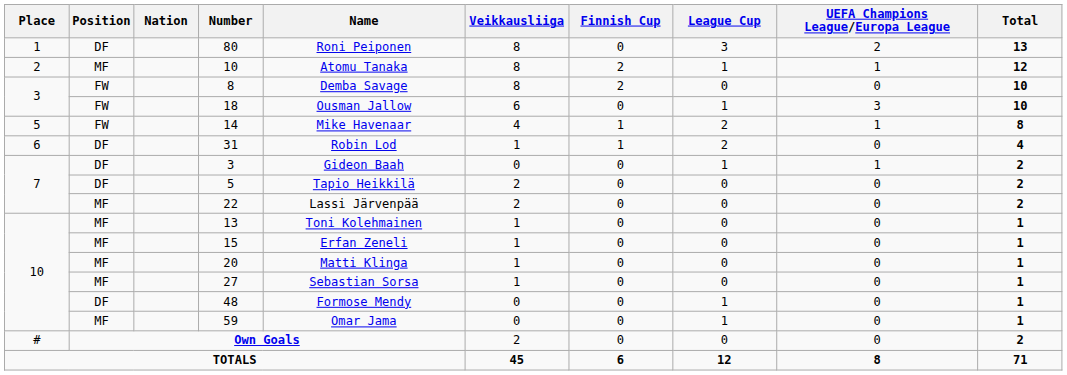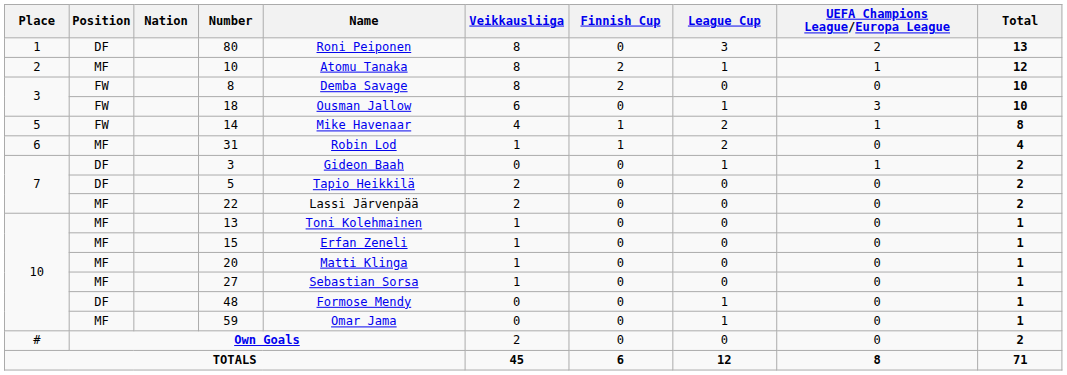(101, 146) DF -> (101, 146) MF
